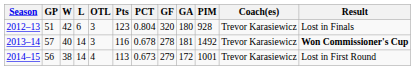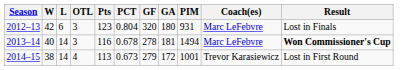- column: (51, 12)
(205, 27) 928 -> (187, 27) 931
(259, 27) Trevor Karasiewicz -> (233, 27) Marc LeFebvre
(207, 42) 1492 -> (189, 42) 1494
(259, 42) Trevor Karasiewicz -> (233, 42) Marc LeFebvre
